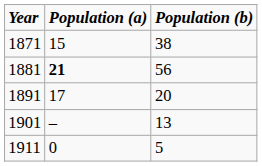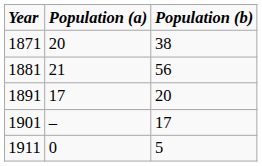(57, 43) 15 -> (57, 43) 20
(57, 69) bold -> (57, 69) normal
(163, 122) 13 -> (163, 122) 17
